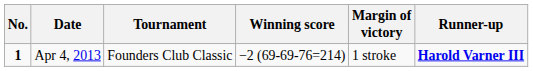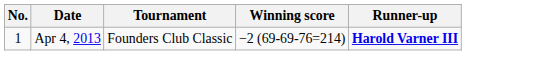- column: (382, 24)
(18, 55) bold -> (18, 38) normal
